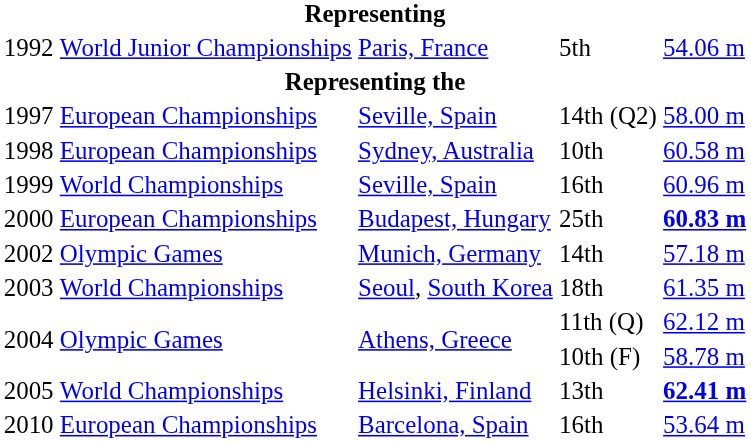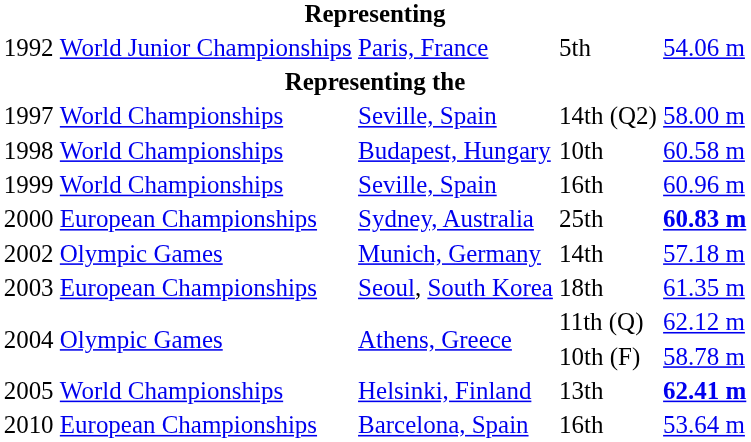(188, 116) European Championships -> (172, 116) World Championships
(188, 150) European Championships -> (172, 150) World Championships
(446, 150) Sydney, Australia -> (454, 150) Budapest, Hungary
(454, 219) Budapest, Hungary -> (446, 219) Sydney, Australia
(172, 287) World Championships -> (188, 287) European Championships
